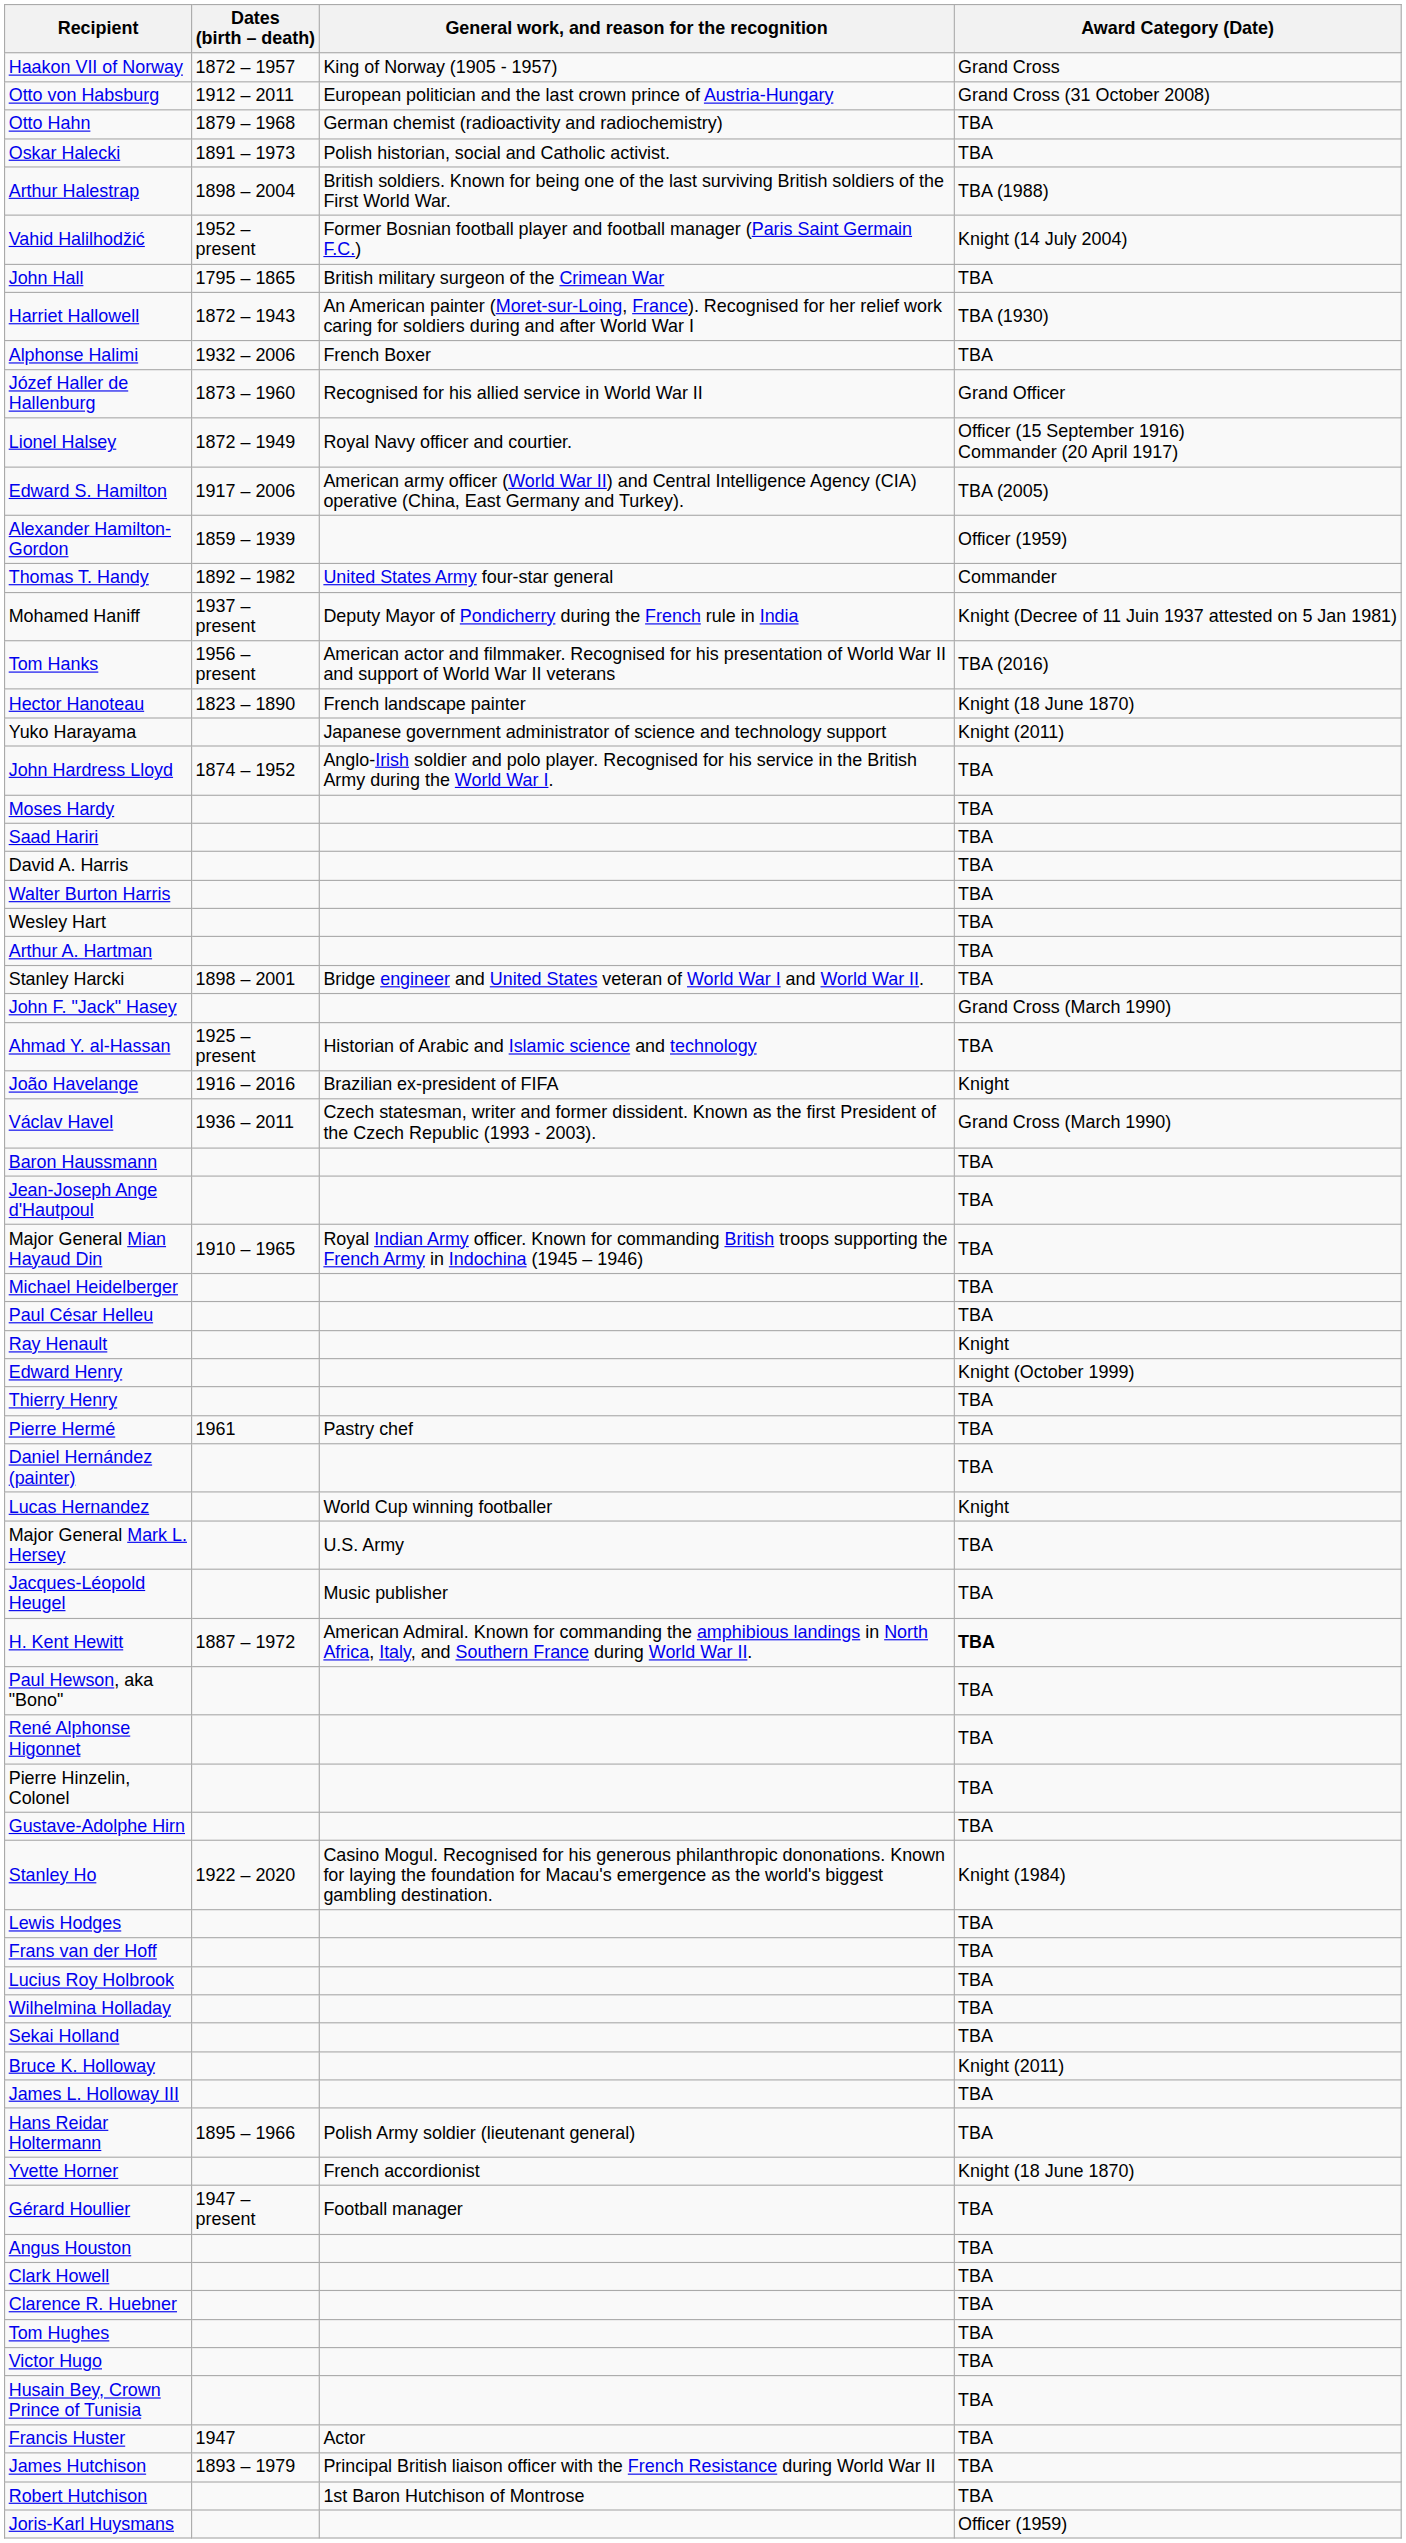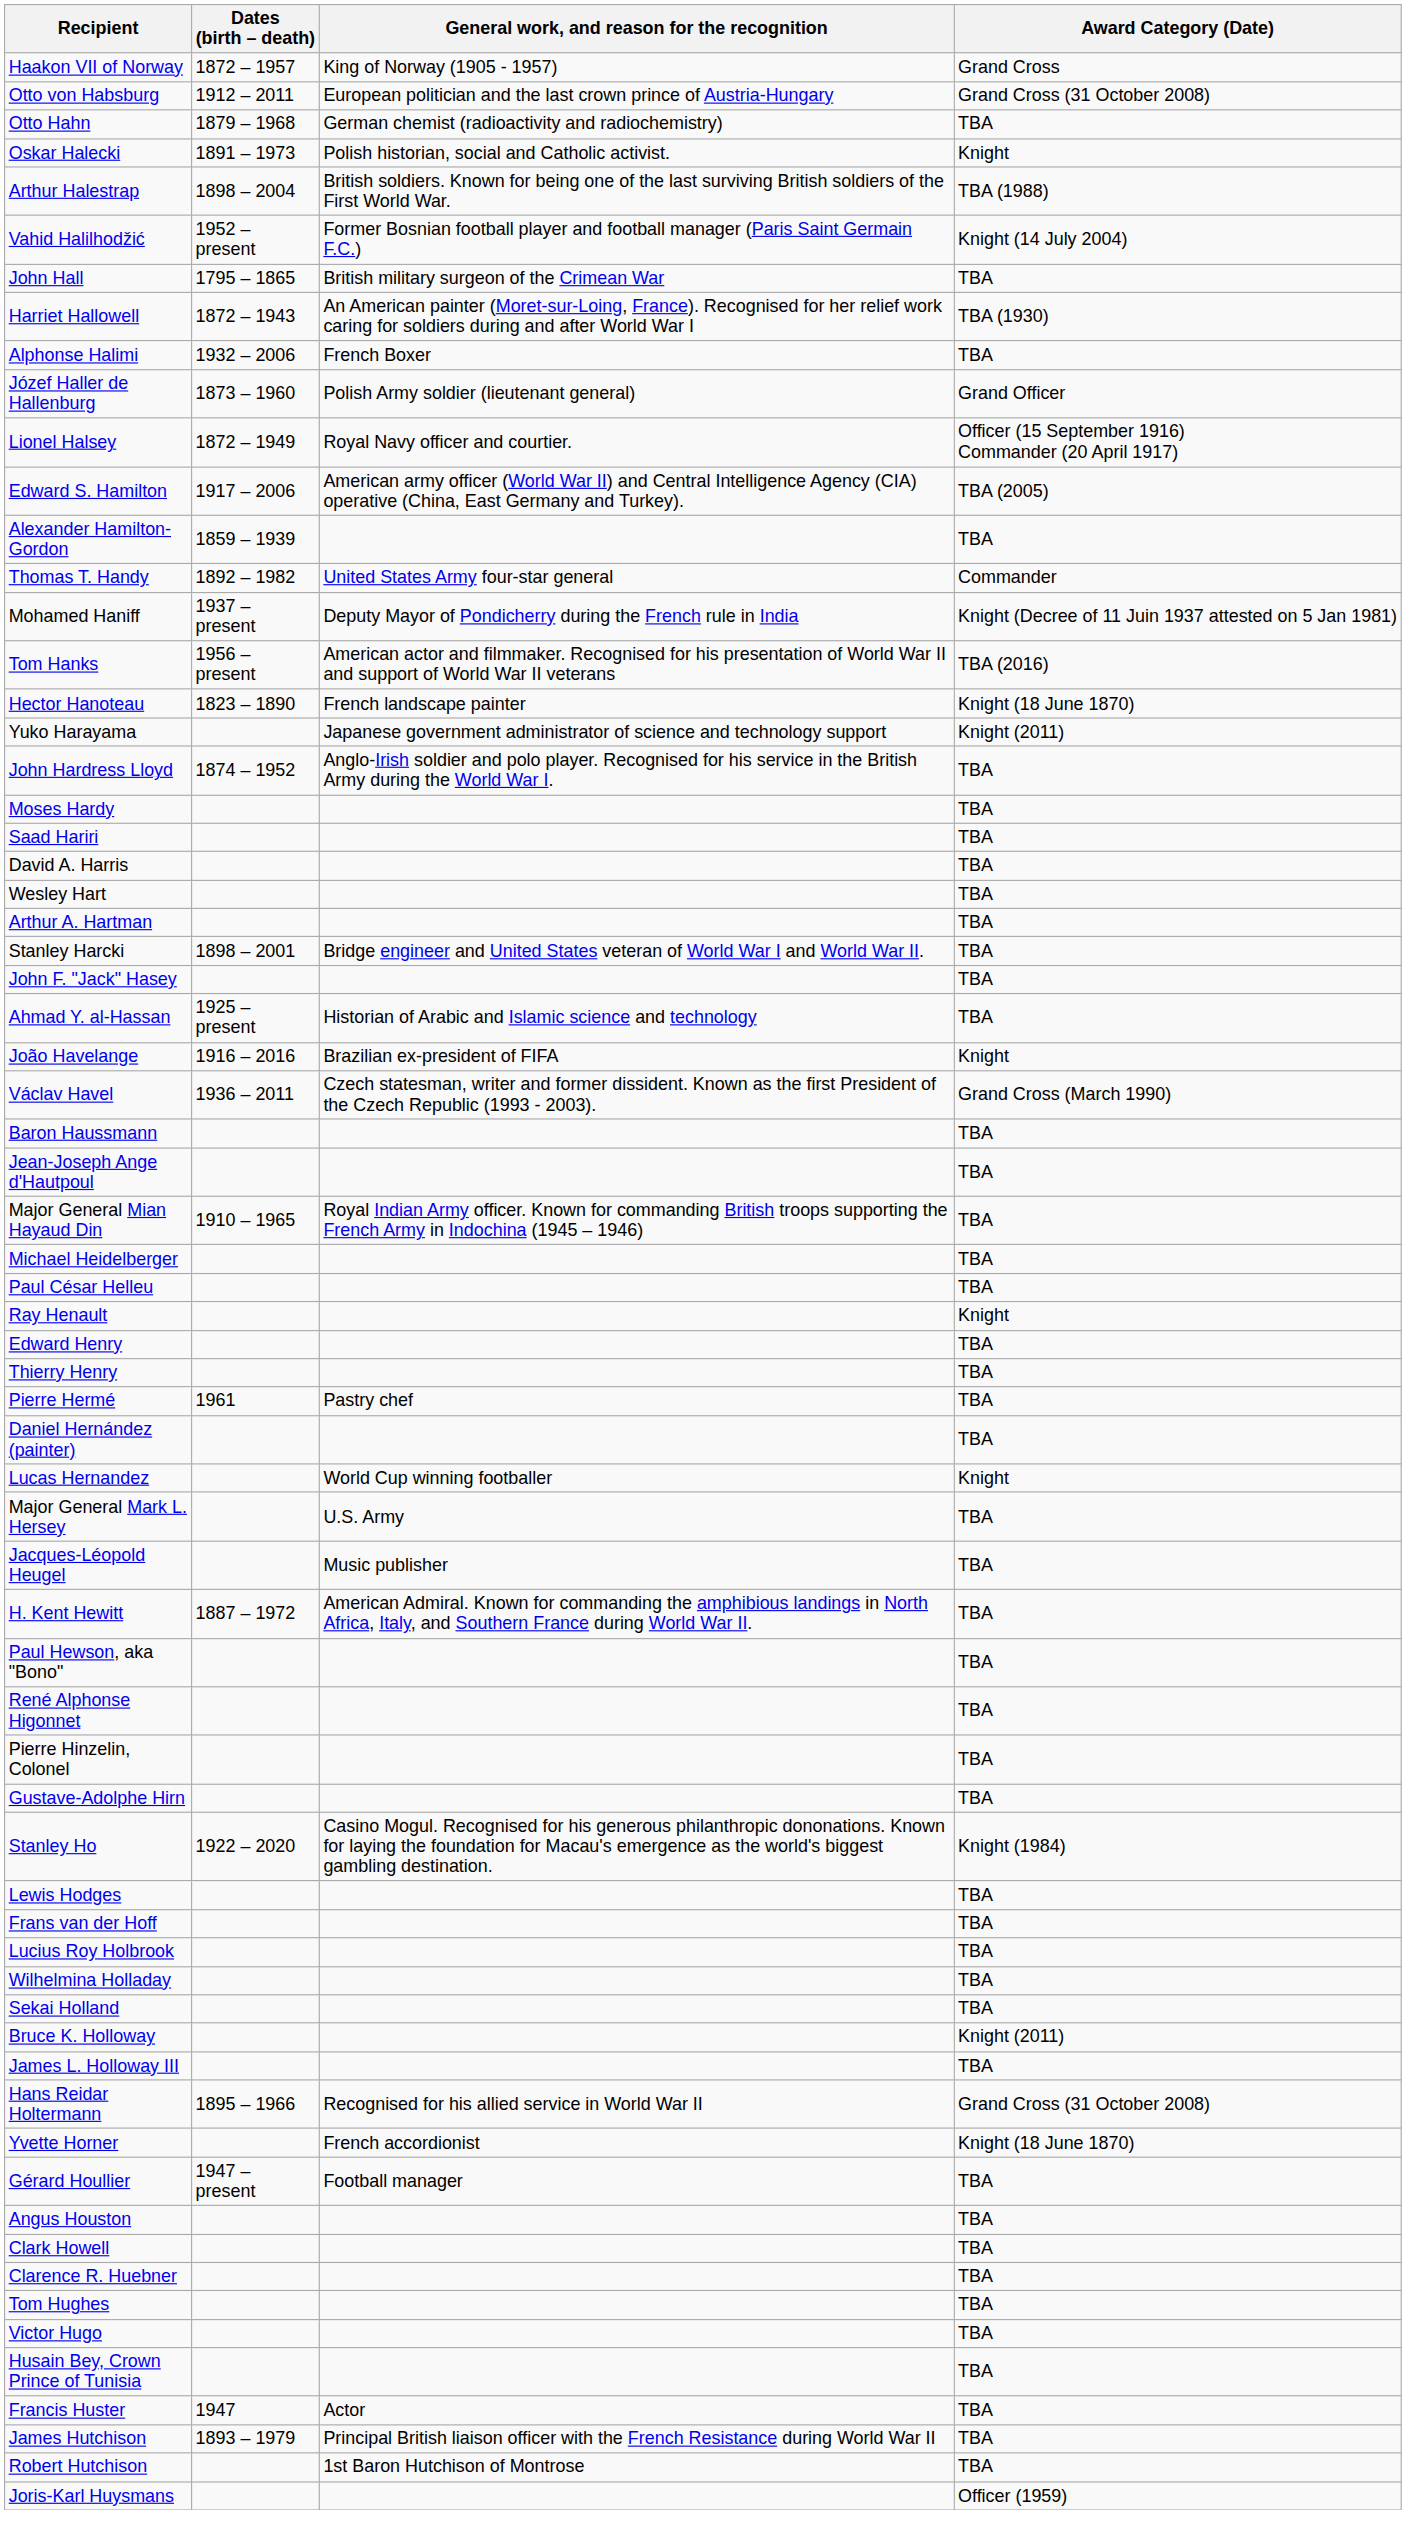(975, 152) TBA -> (983, 152) Knight
(513, 393) Recognised for his allied service in World War II -> (479, 393) Polish Army soldier (lieutenant general)
(1013, 539) Officer (1959) -> (975, 539) TBA
- row: (90, 894)
(1065, 1007) Grand Cross (March 1990) -> (975, 979) TBA
(1046, 1372) Knight (October 1999) -> (975, 1344) TBA
(976, 1642) bold -> (975, 1613) normal
(479, 2132) Polish Army soldier (lieutenant general) -> (513, 2104) Recognised for his allied service in World War II
(975, 2132) TBA -> (1084, 2104) Grand Cross (31 October 2008)
